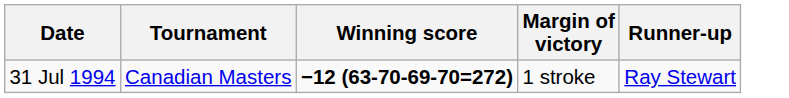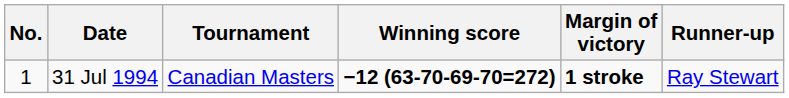+ column: (26, 33)
(559, 77) normal -> (604, 77) bold
